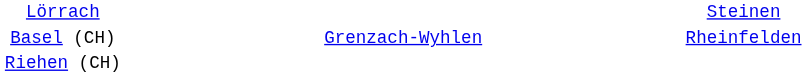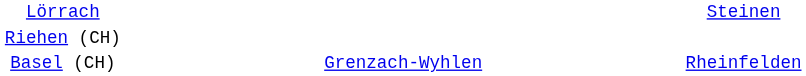rows swapped: (63, 63) <-> (63, 38)
